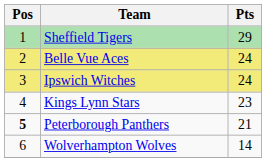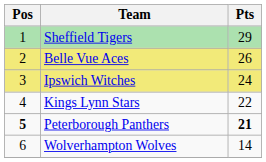(245, 59) 24 -> (245, 59) 26
(245, 102) 23 -> (245, 102) 22
(245, 124) normal -> (245, 124) bold
